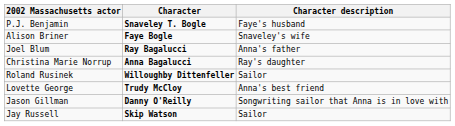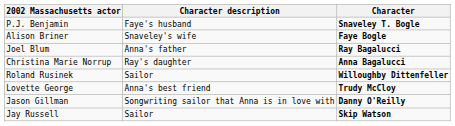columns swapped: (179, 11) <-> (343, 11)
